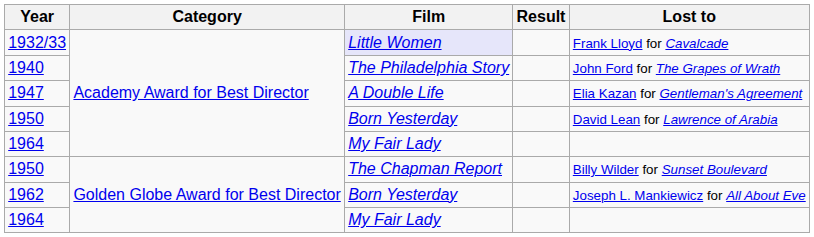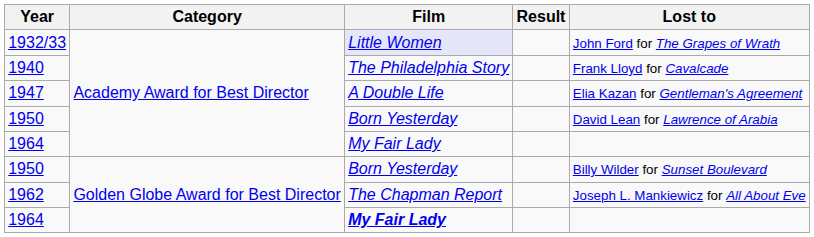(651, 43) Frank Lloyd for Cavalcade -> (677, 43) John Ford for The Grapes of Wrath
(677, 68) John Ford for The Grapes of Wrath -> (651, 68) Frank Lloyd for Cavalcade
(425, 169) The Chapman Report -> (403, 169) Born Yesterday
(403, 194) Born Yesterday -> (425, 194) The Chapman Report
(394, 220) normal -> (397, 220) bold
